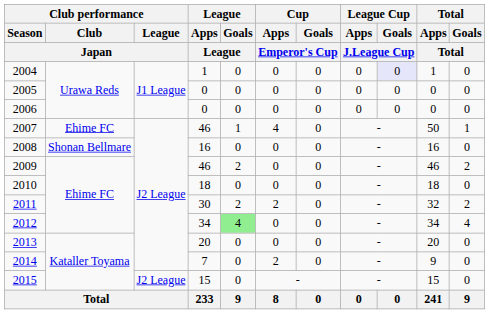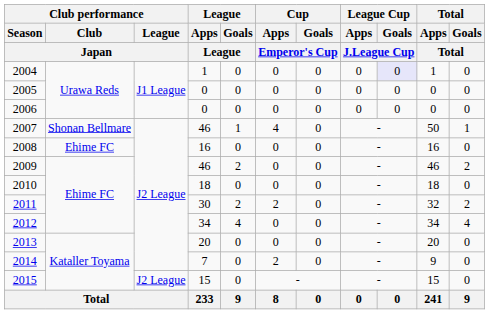(90, 128) Ehime FC -> (90, 128) Shonan Bellmare
(90, 147) Shonan Bellmare -> (90, 147) Ehime FC
(238, 223) lightgreen background -> (238, 223) no background
